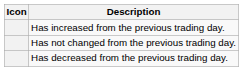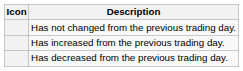rows swapped: (134, 43) <-> (128, 27)
